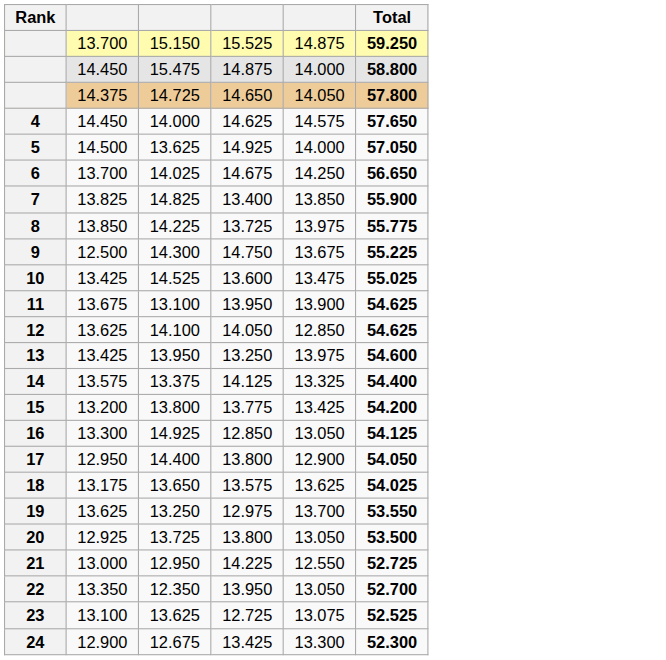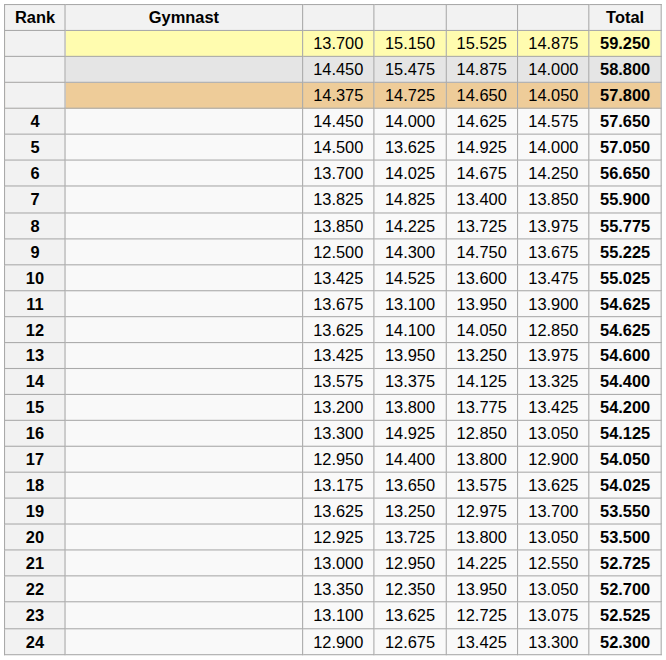+ column: (184, 18)
